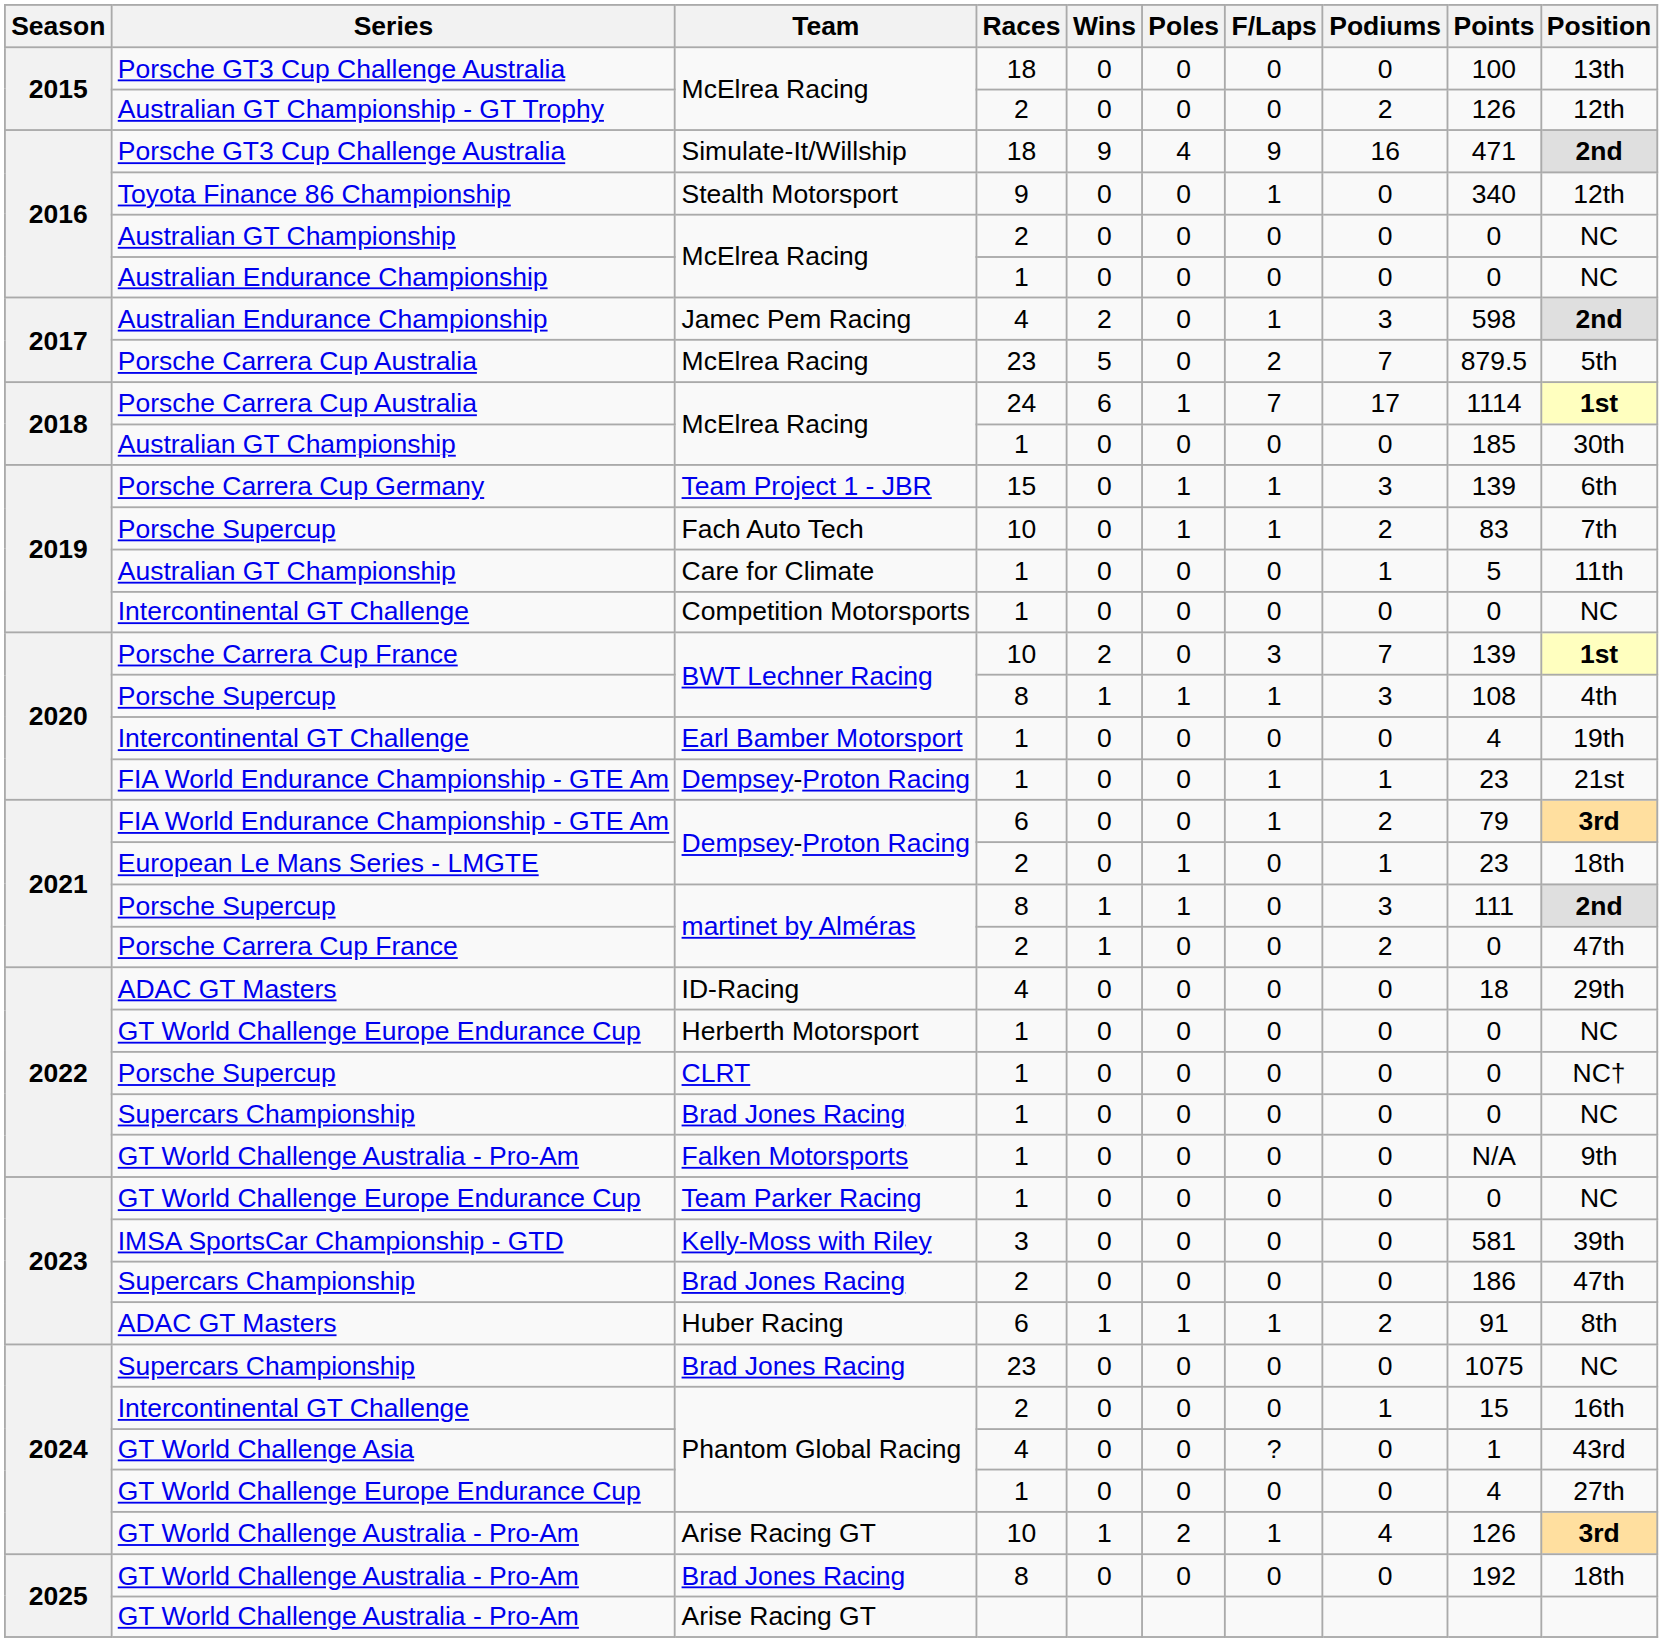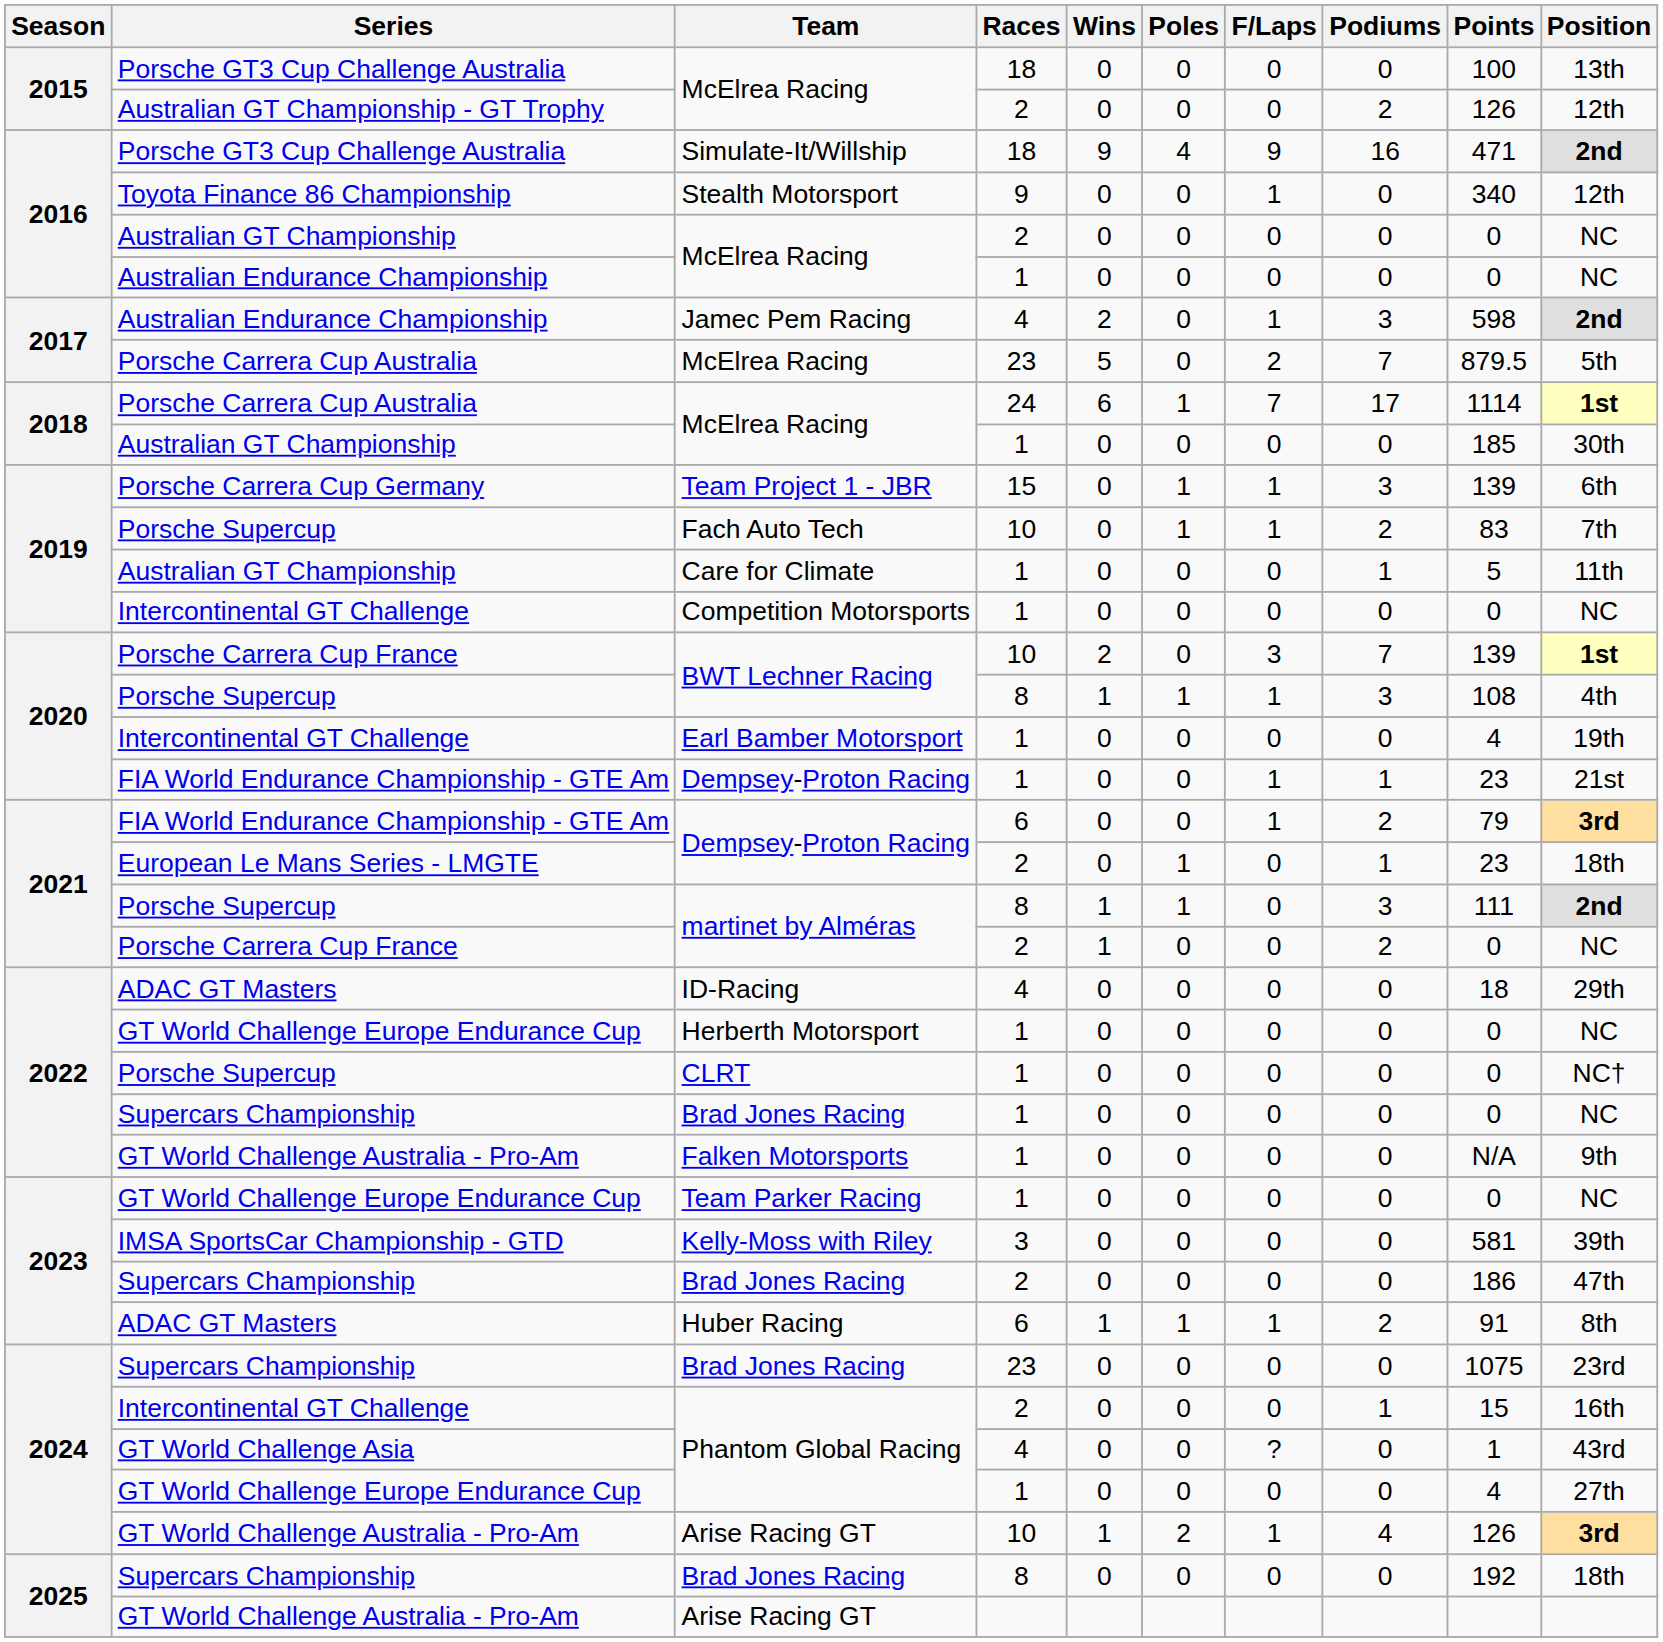(1599, 947) 47th -> (1599, 947) NC
(1599, 1366) NC -> (1599, 1366) 23rd
(348, 1575) GT World Challenge Australia - Pro-Am -> (266, 1575) Supercars Championship
